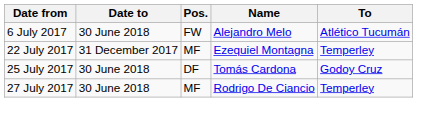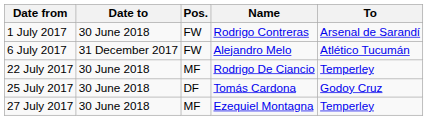+ row: (37, 32)
(114, 32) 30 June 2018 -> (128, 50) 31 December 2017
(128, 50) 31 December 2017 -> (114, 69) 30 June 2018
(263, 50) Ezequiel Montagna -> (264, 69) Rodrigo De Ciancio
(264, 87) Rodrigo De Ciancio -> (263, 106) Ezequiel Montagna
